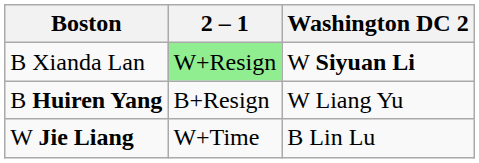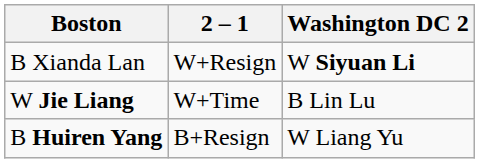(225, 61) lightgreen background -> (225, 61) no background
rows swapped: (72, 137) <-> (86, 99)
